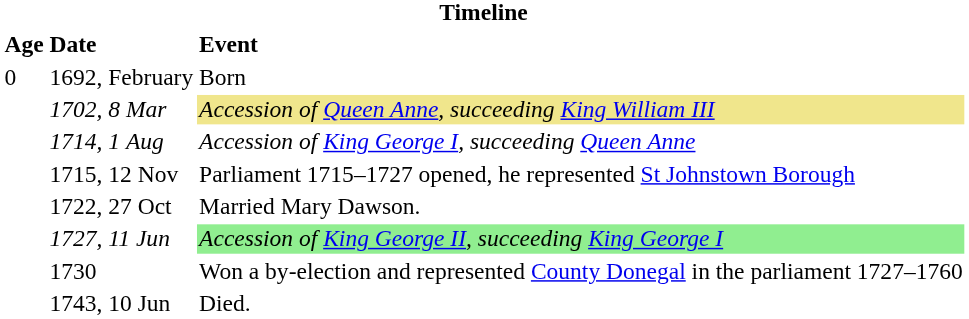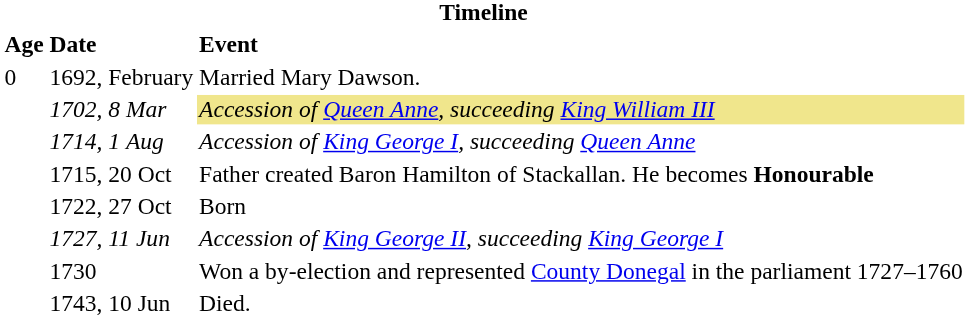(223, 77) Born -> (310, 77) Married Mary Dawson.
+ row: (111, 174)
- row: (114, 174)
(310, 206) Married Mary Dawson. -> (223, 206) Born
(461, 238) lightgreen background -> (461, 238) no background
